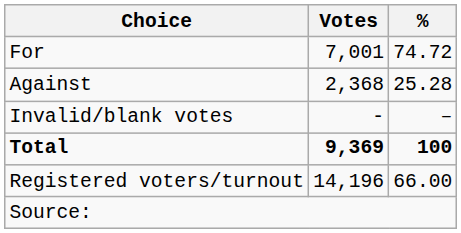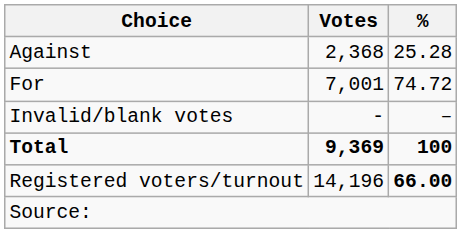rows swapped: (27, 53) <-> (51, 85)
(423, 181) normal -> (423, 181) bold
